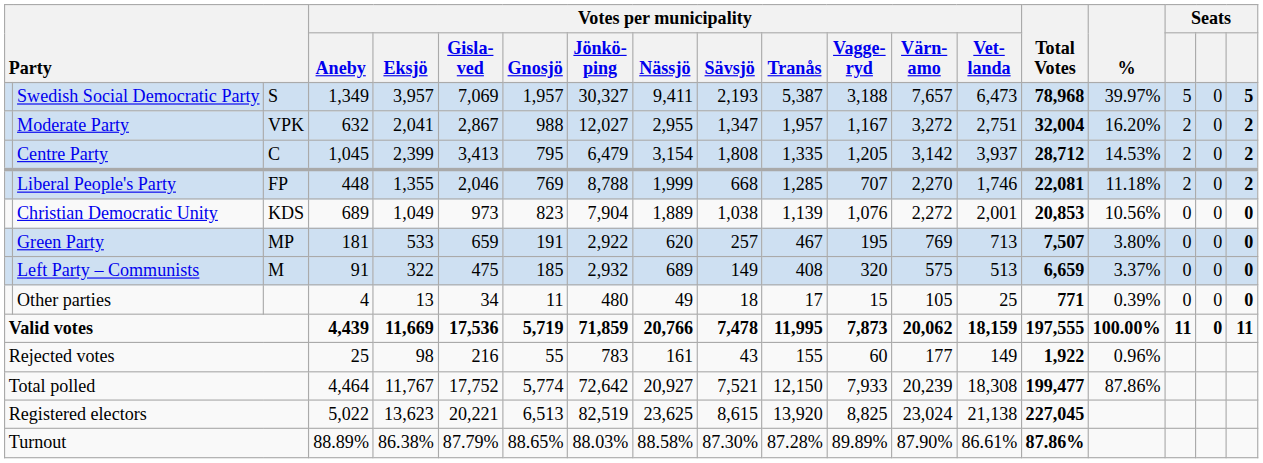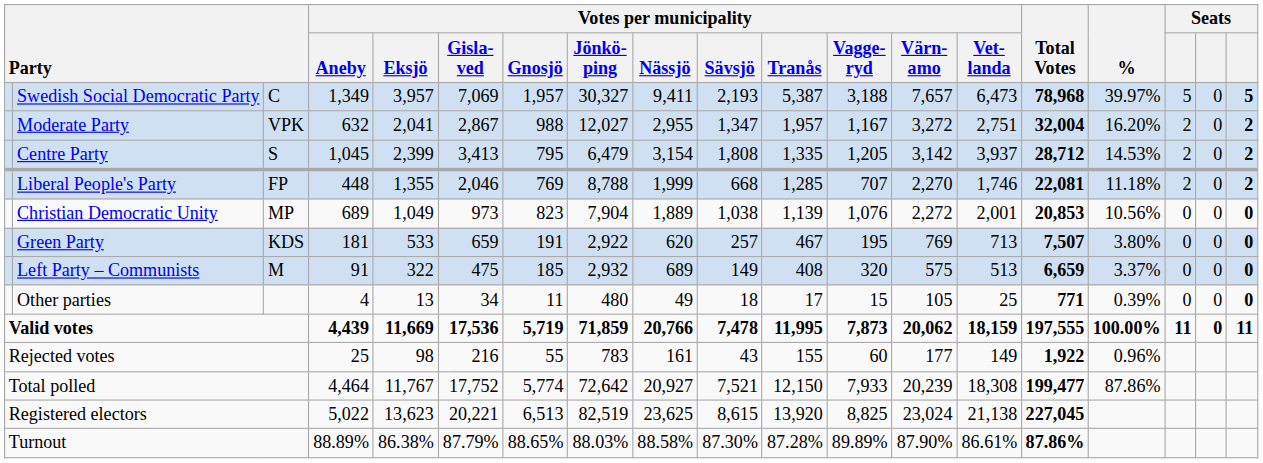(273, 96) S -> (274, 96) C
(274, 153) C -> (273, 153) S
(286, 213) KDS -> (281, 213) MP
(281, 242) MP -> (286, 242) KDS
